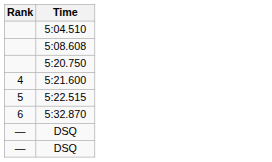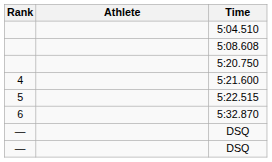+ column: (122, 13)
